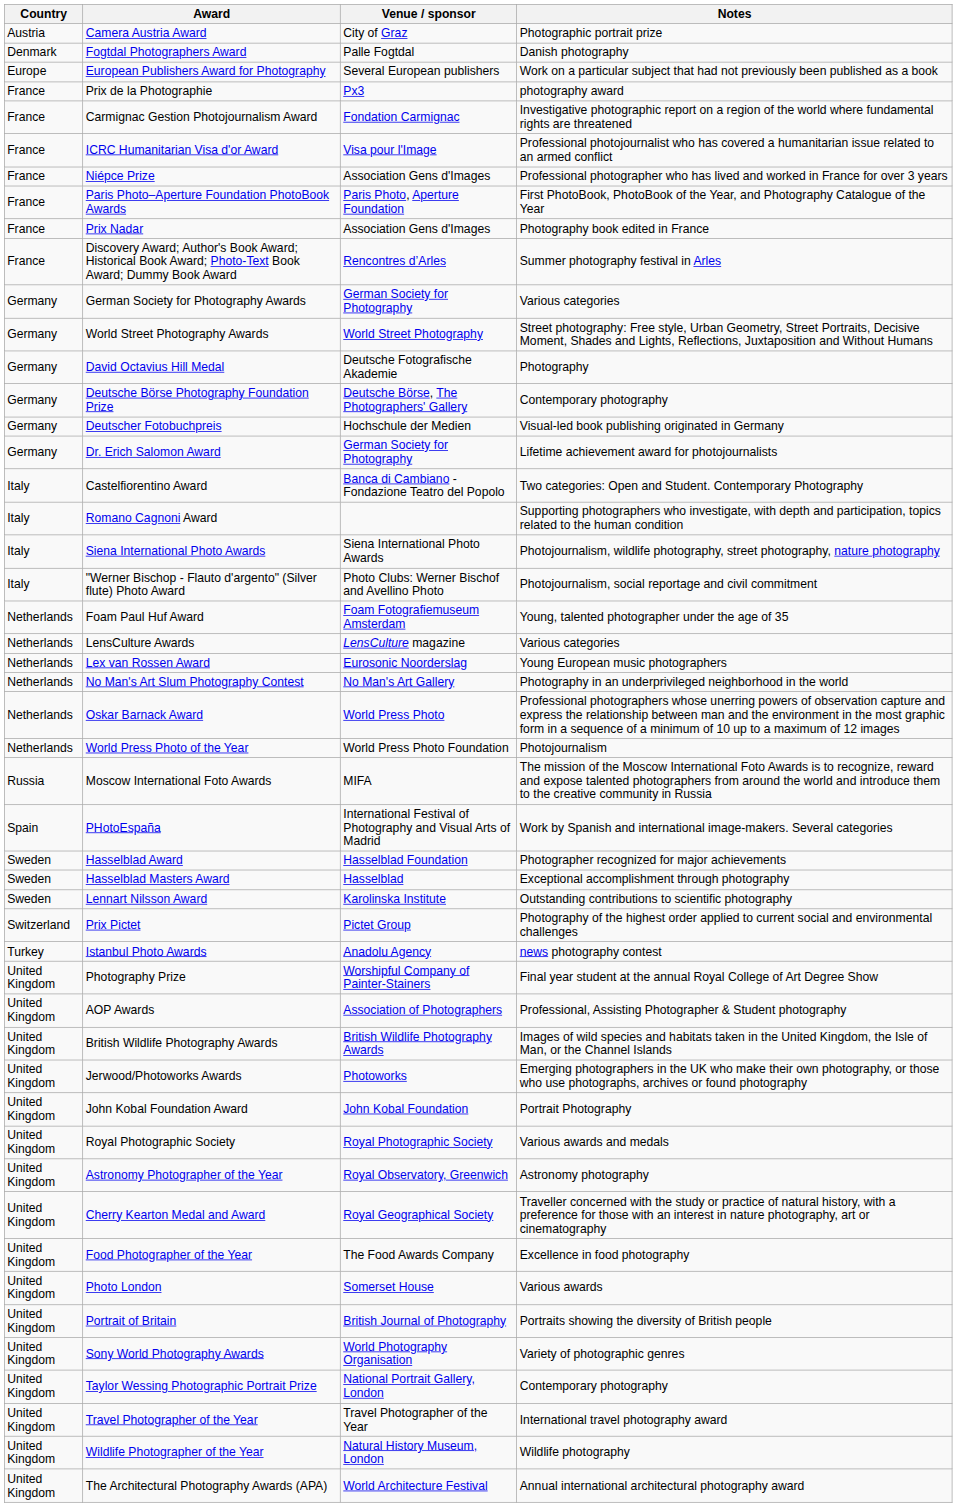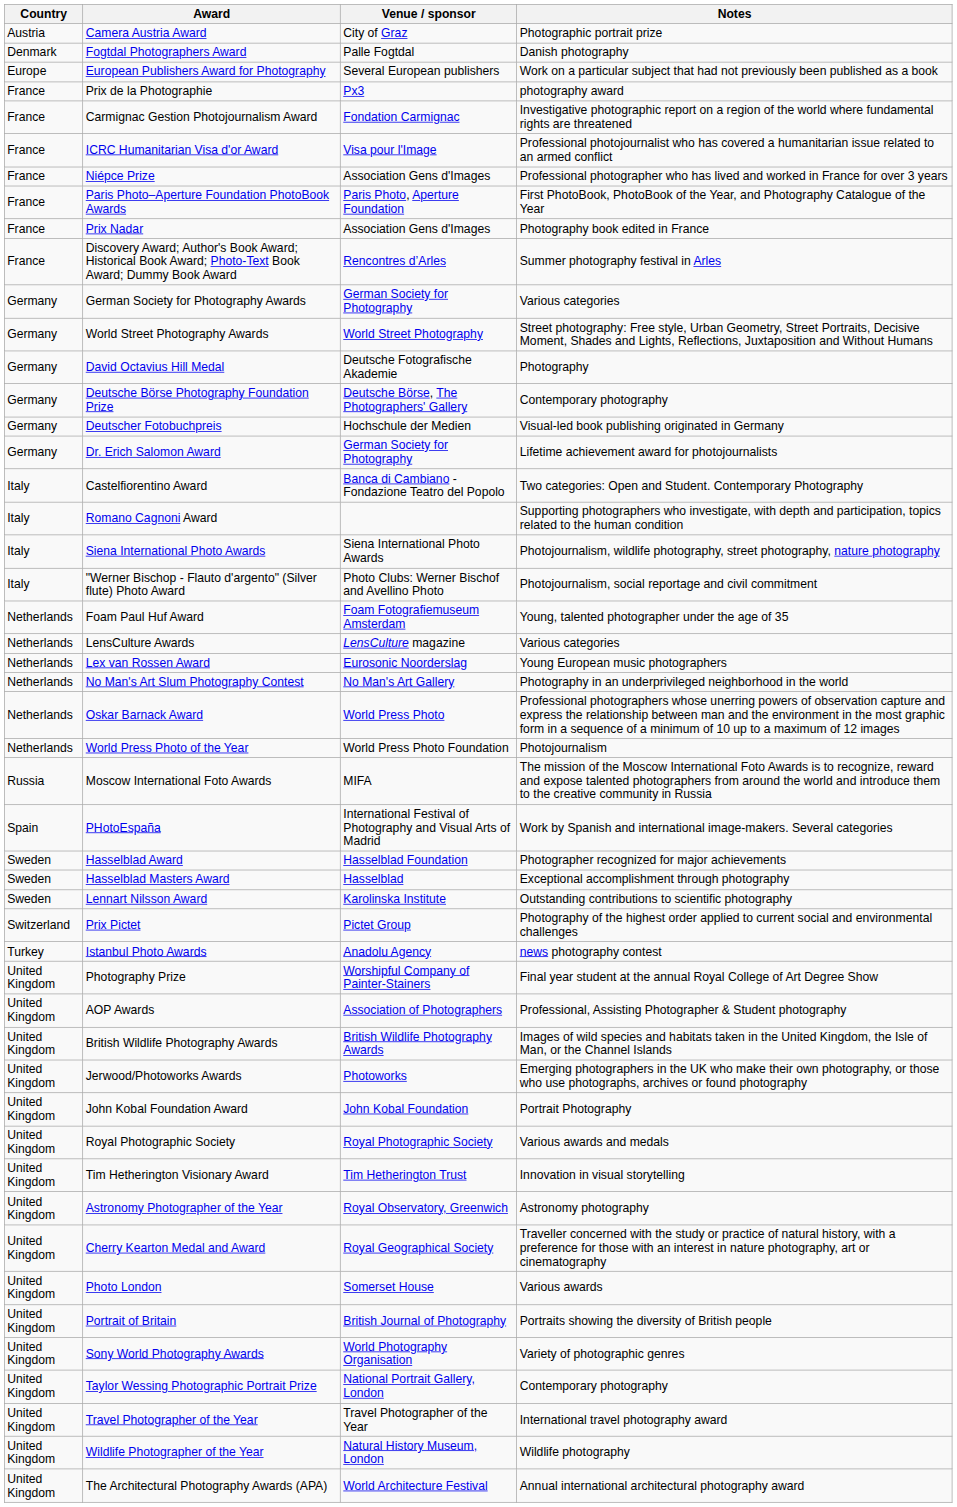+ row: (177, 1175)
- row: (169, 1255)
